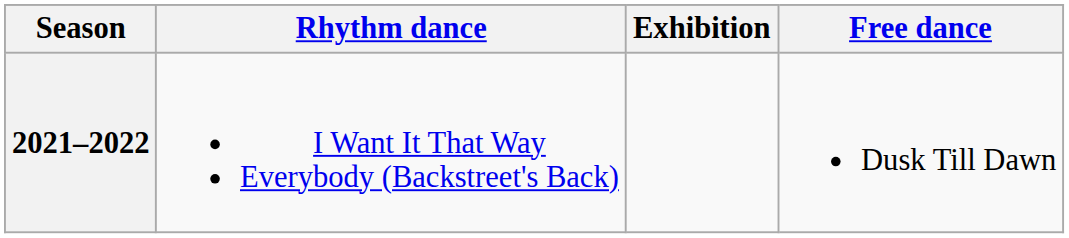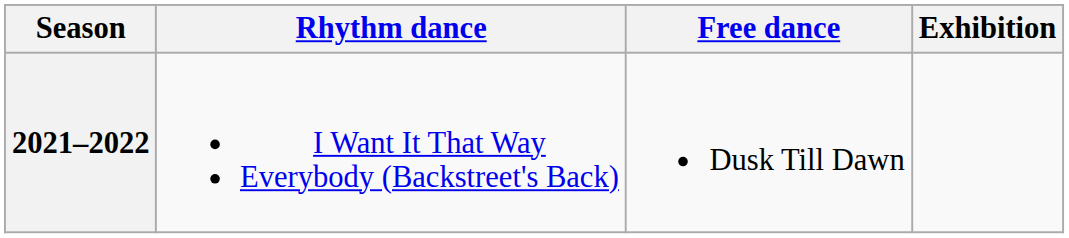columns swapped: (920, 28) <-> (702, 28)
